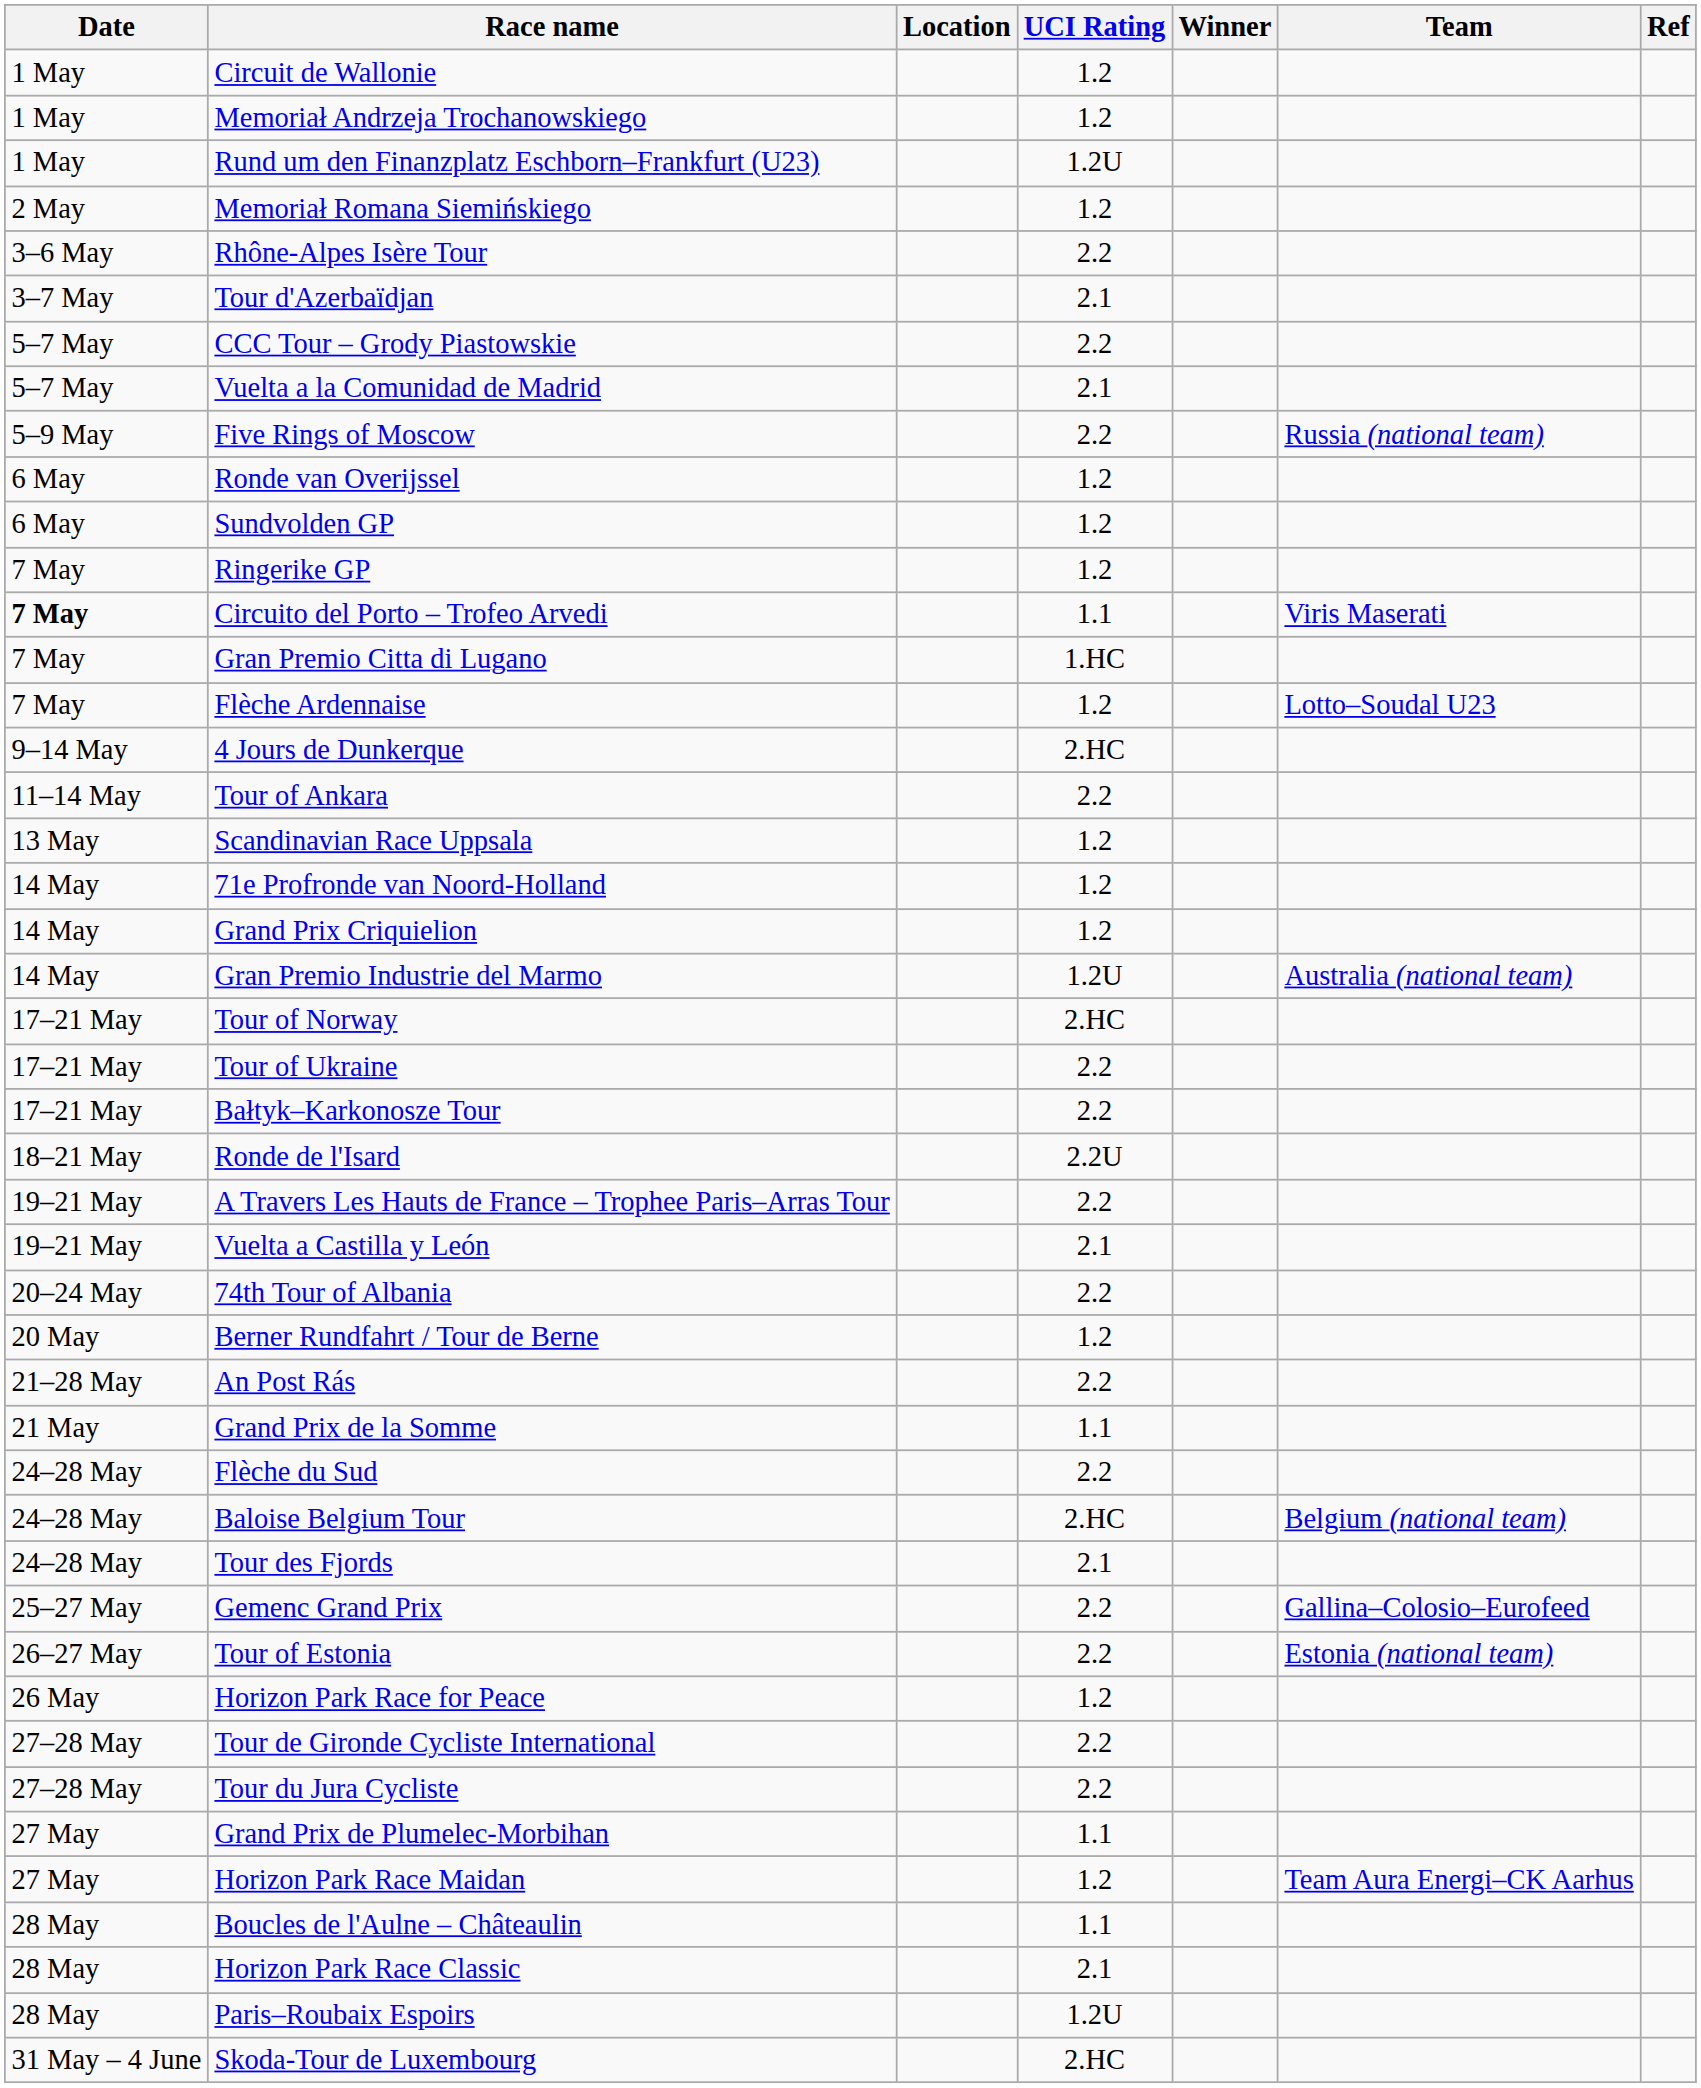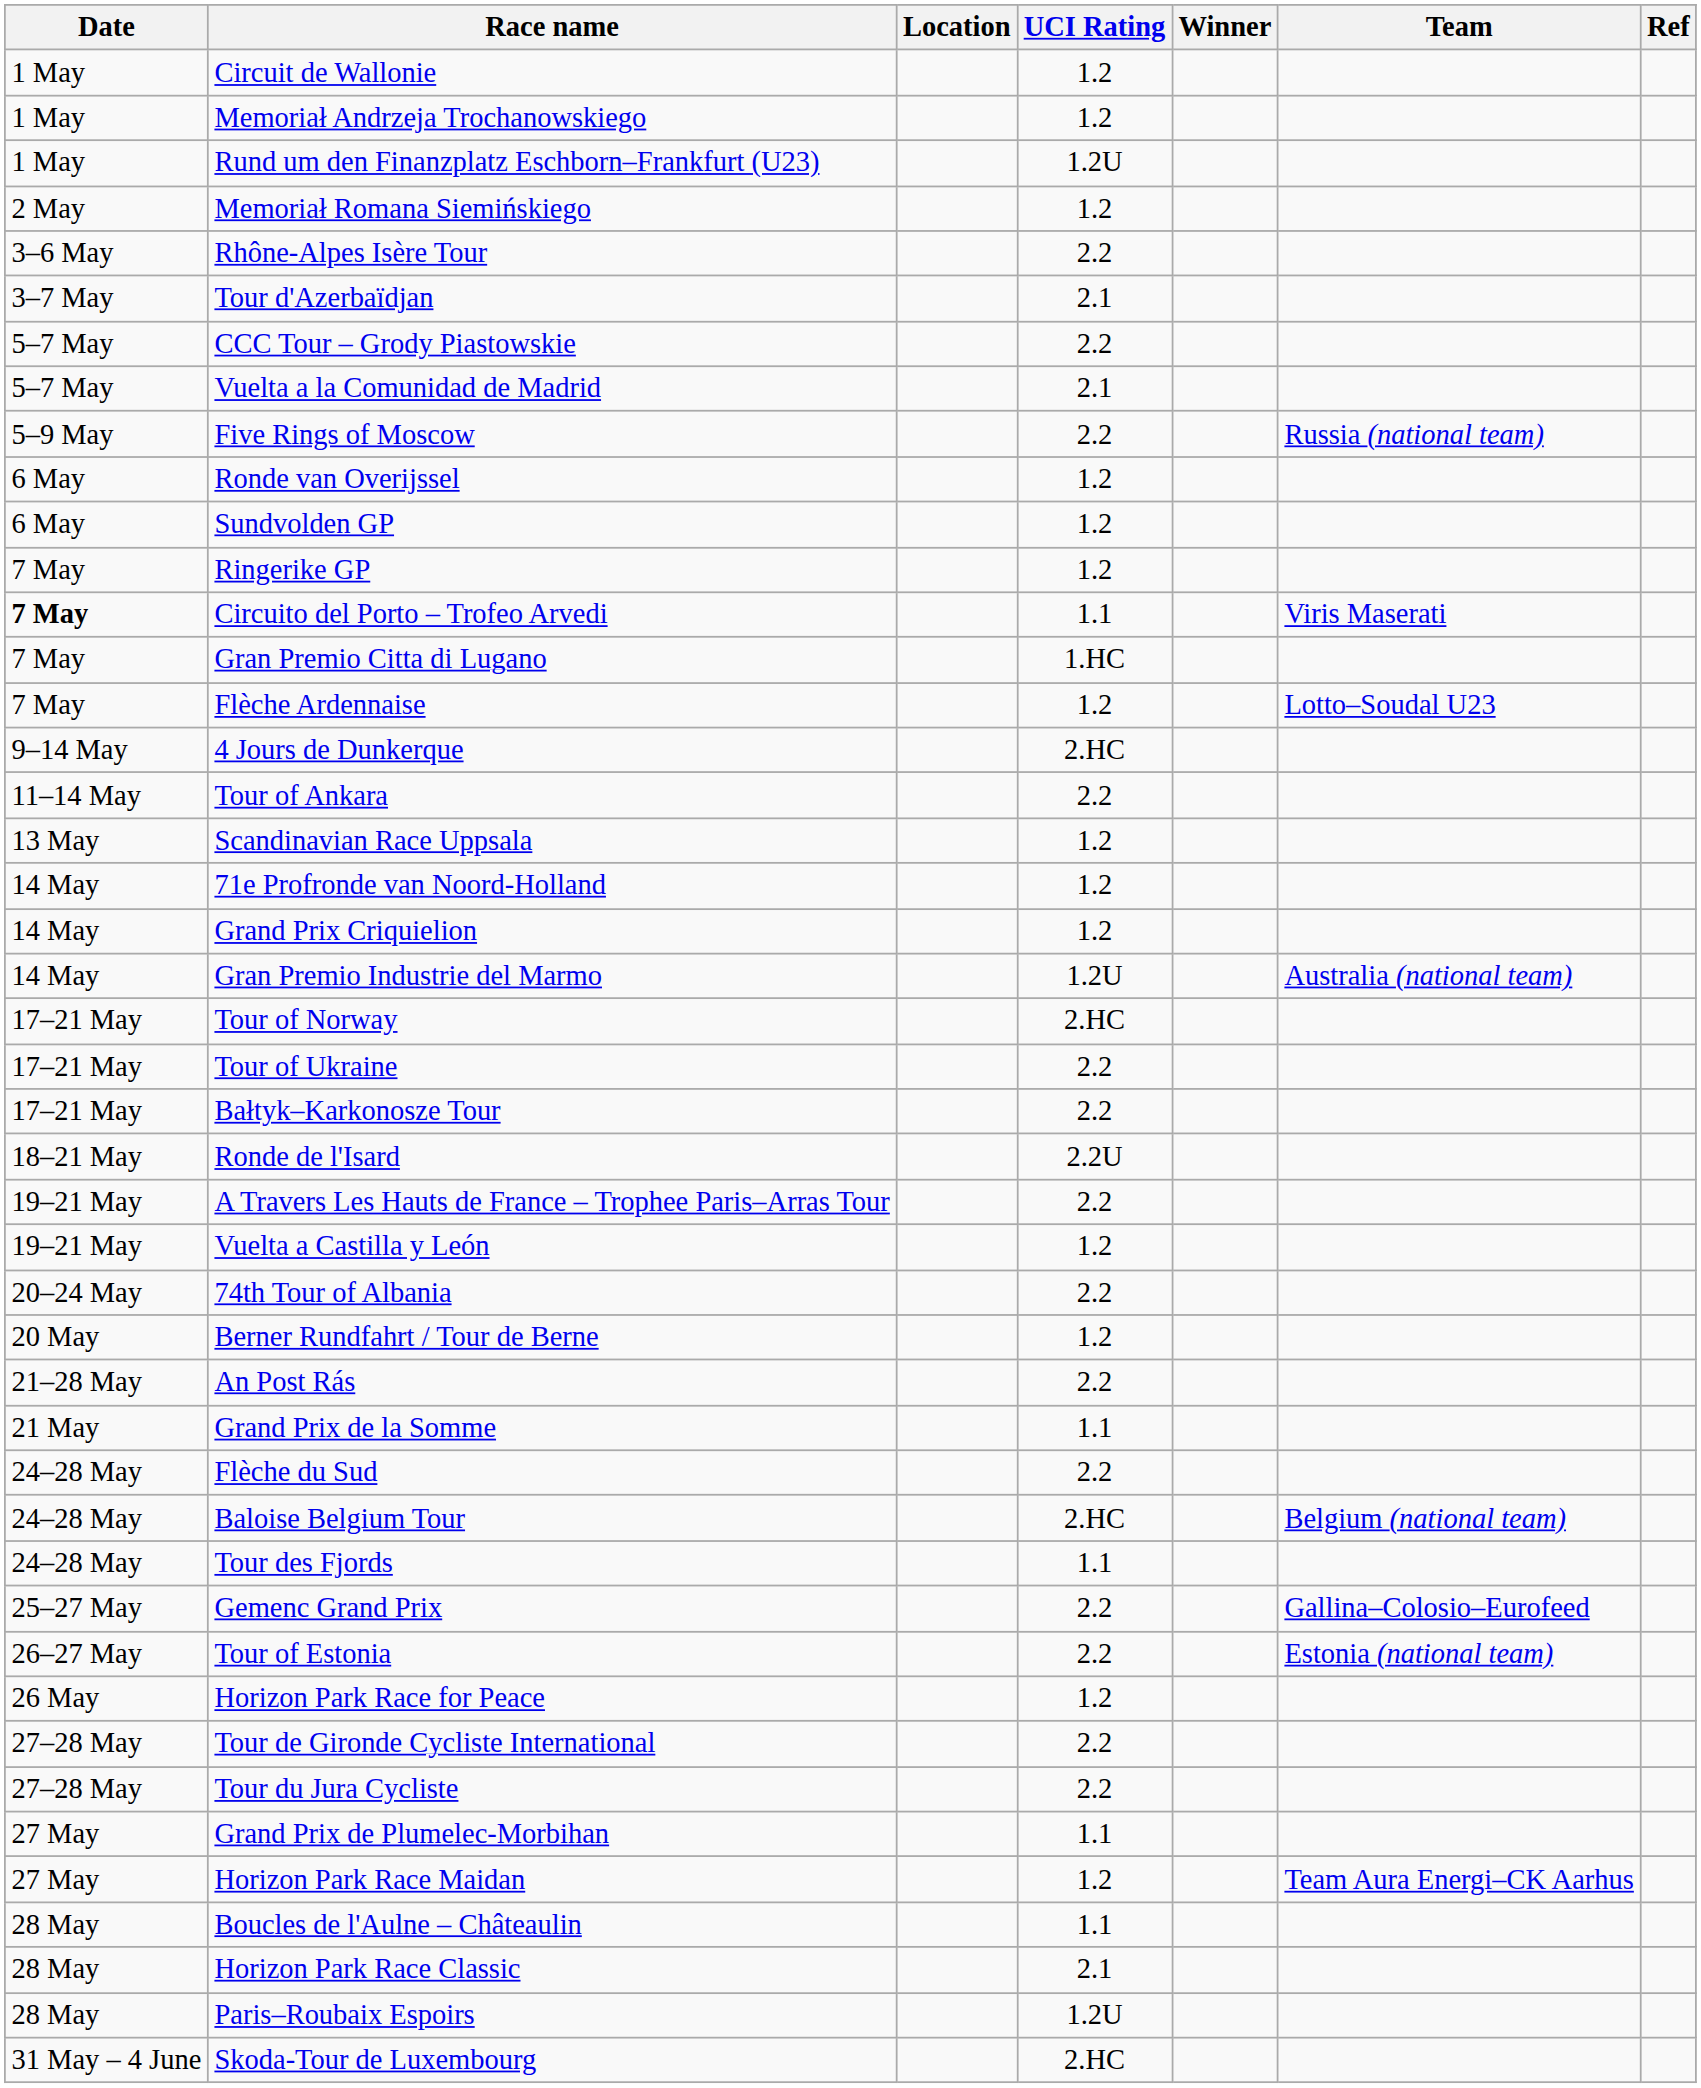(1095, 1246) 2.1 -> (1095, 1246) 1.2
(1095, 1562) 2.1 -> (1095, 1562) 1.1
